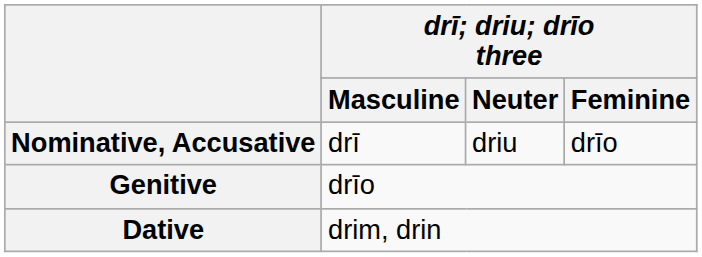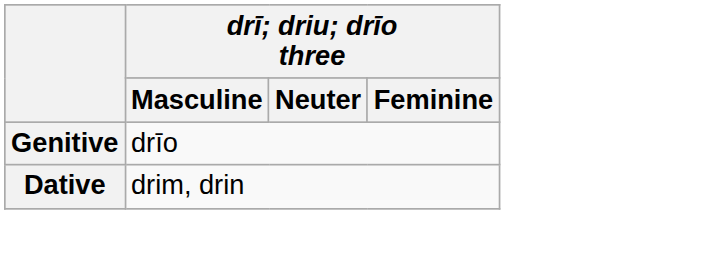- row: (163, 142)
